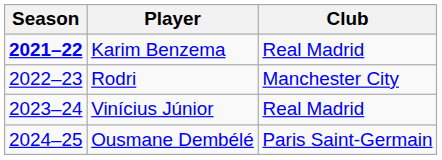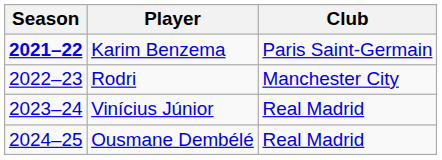(313, 49) Real Madrid -> (347, 49) Paris Saint-Germain
(347, 139) Paris Saint-Germain -> (313, 139) Real Madrid
